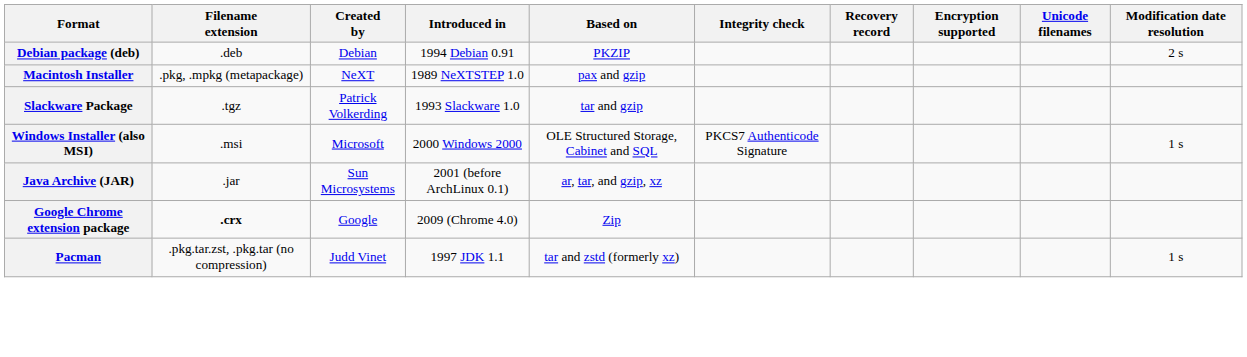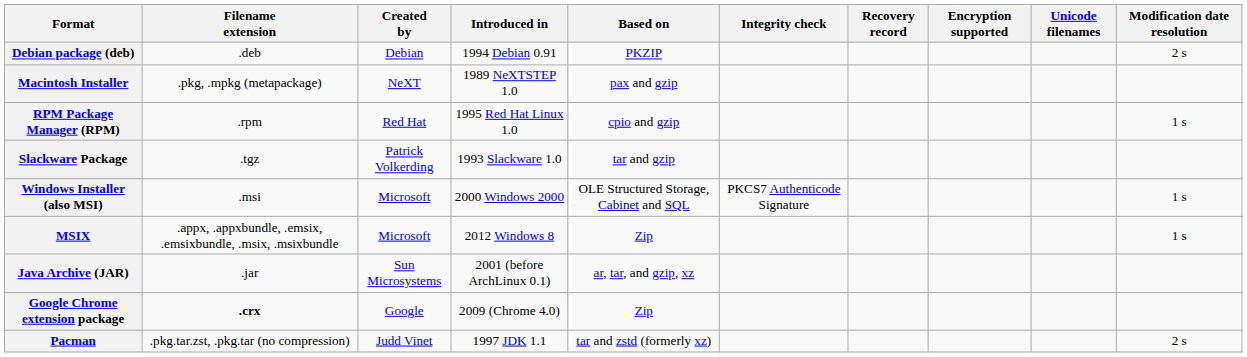+ row: (73, 121)
+ row: (73, 235)
(1176, 257) 1 s -> (1179, 341) 2 s
